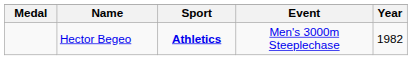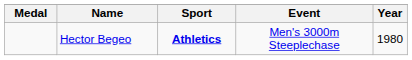(390, 38) 1982 -> (390, 38) 1980
